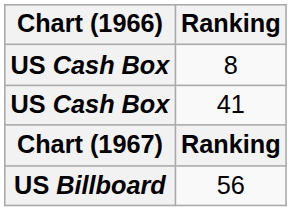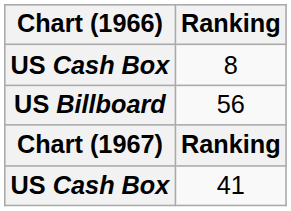rows swapped: (231, 104) <-> (231, 184)
